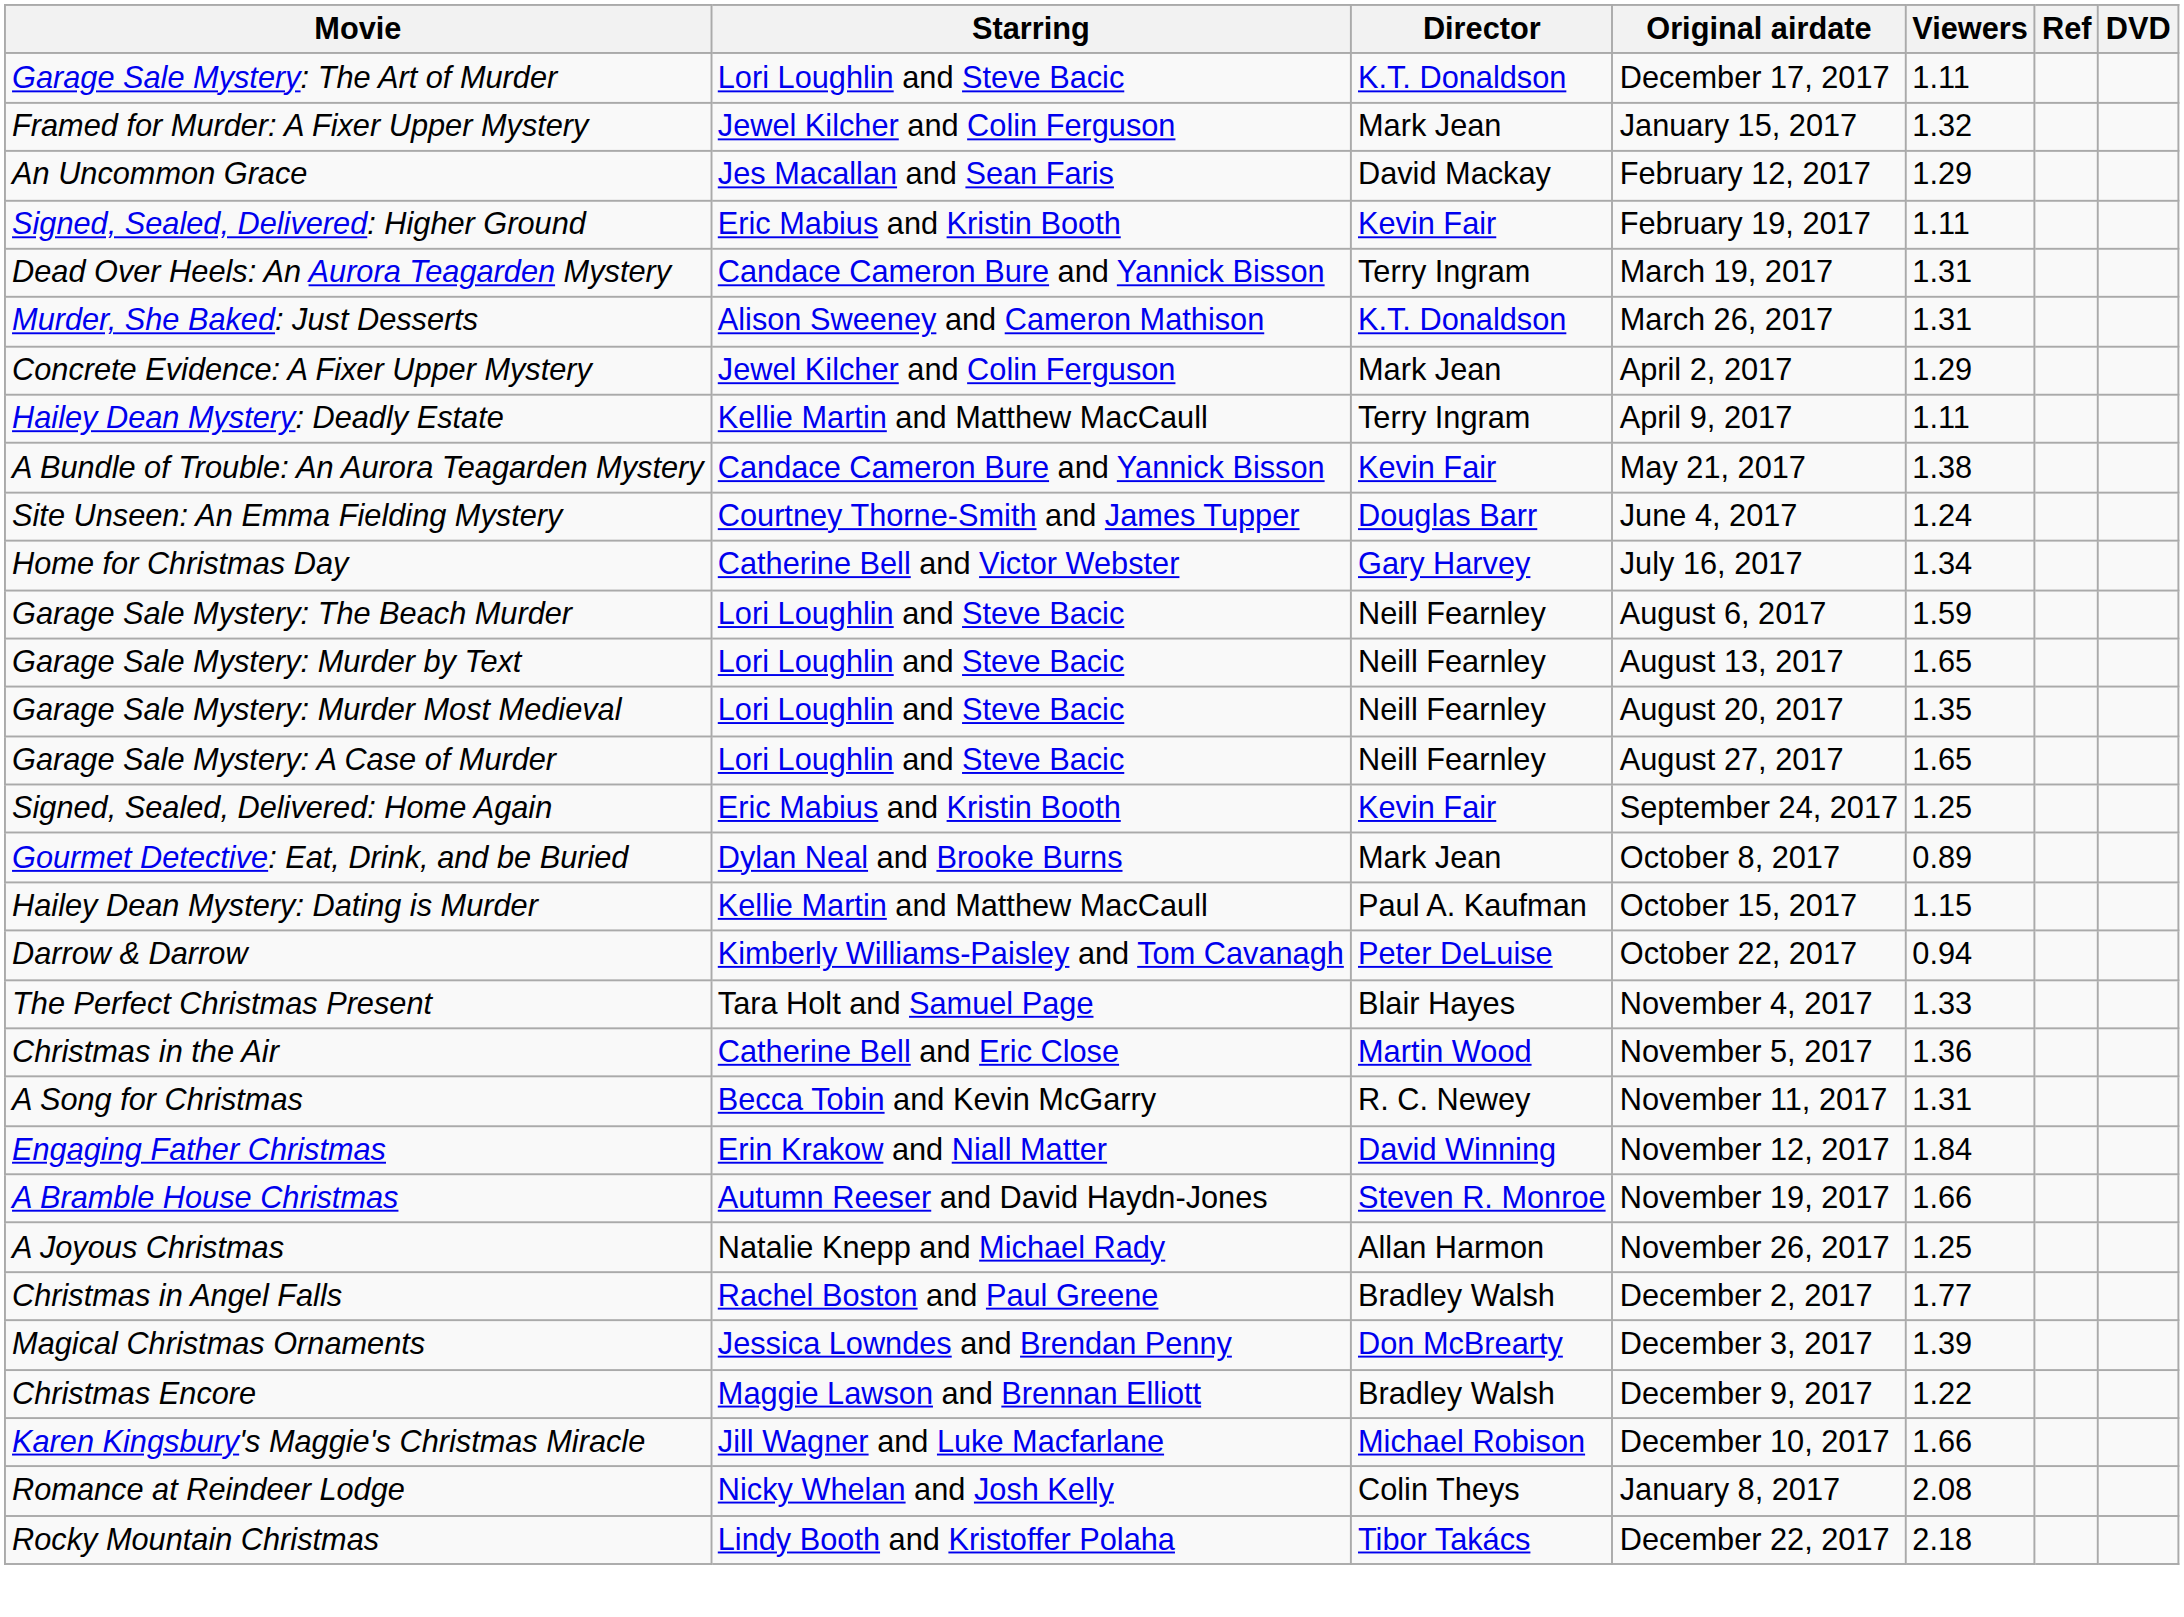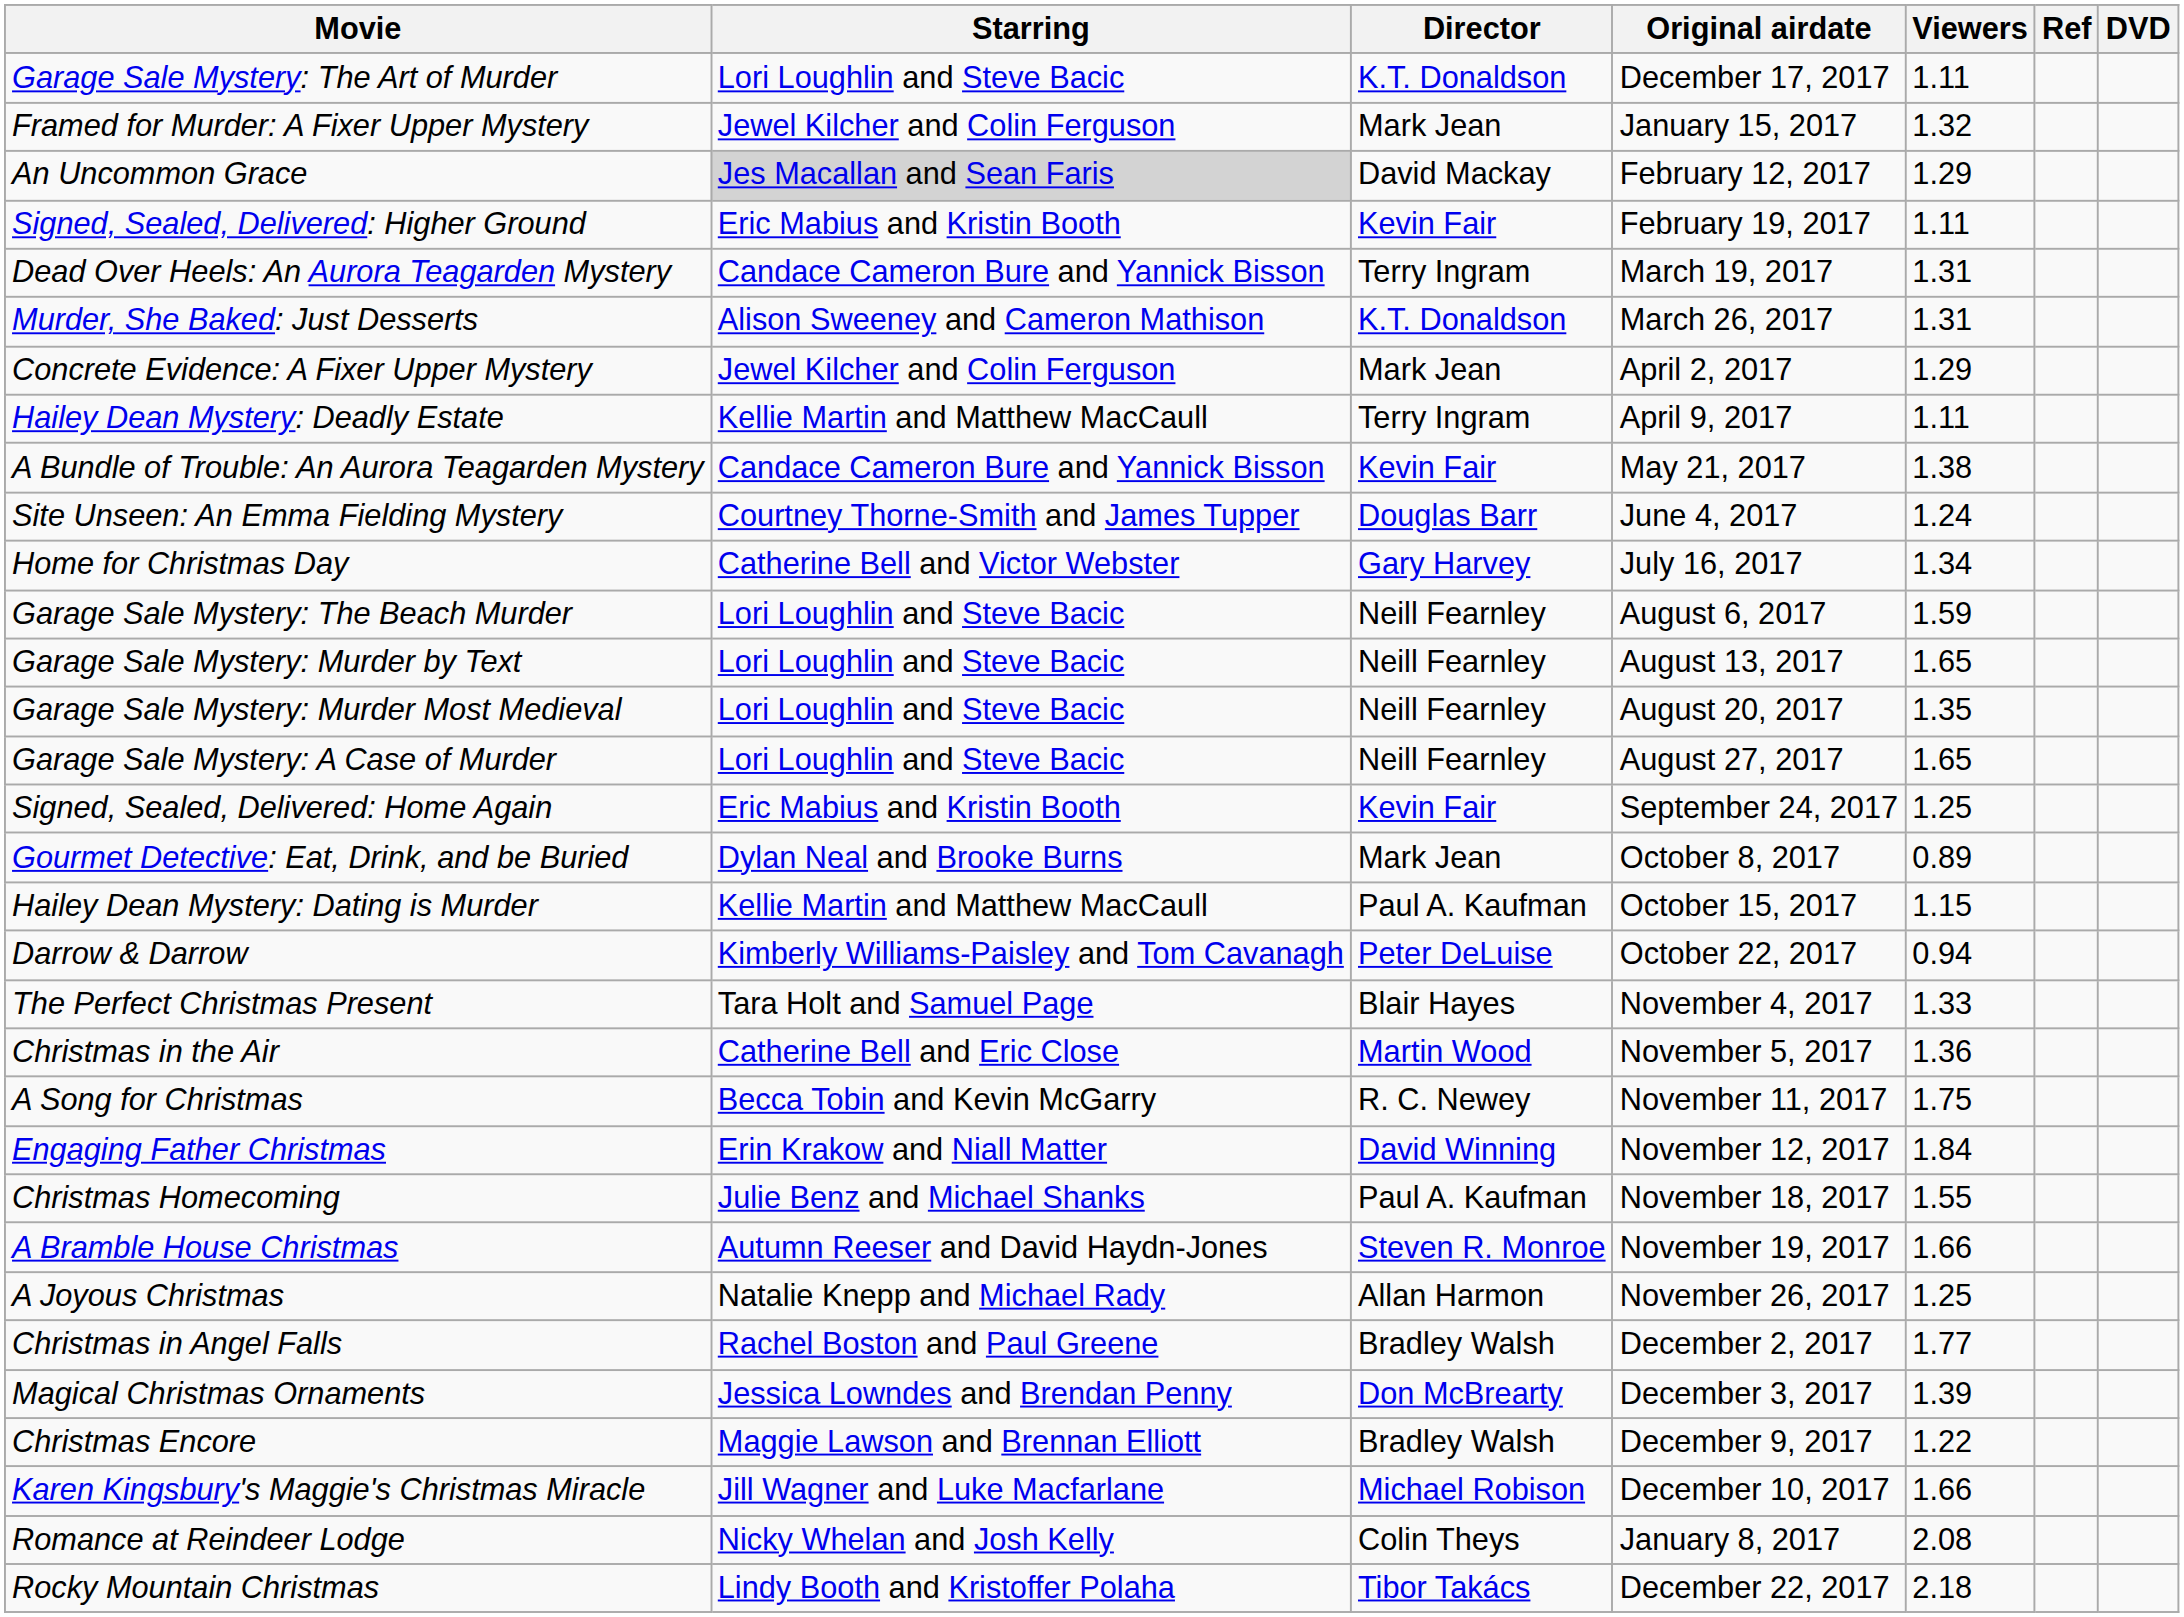(916, 175) no background -> (916, 175) lightgrey background
(1942, 1100) 1.31 -> (1942, 1100) 1.75
+ row: (176, 1198)
